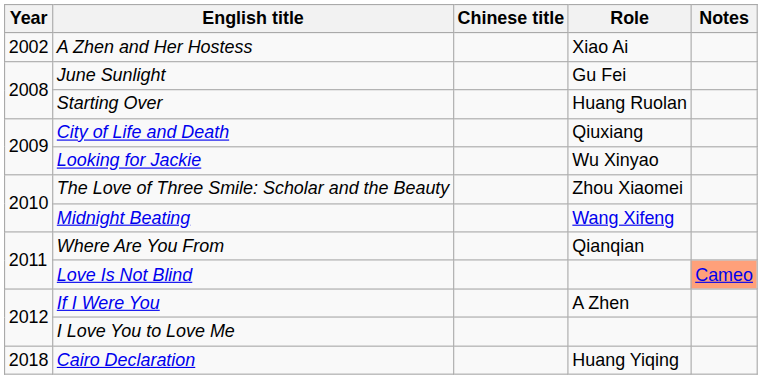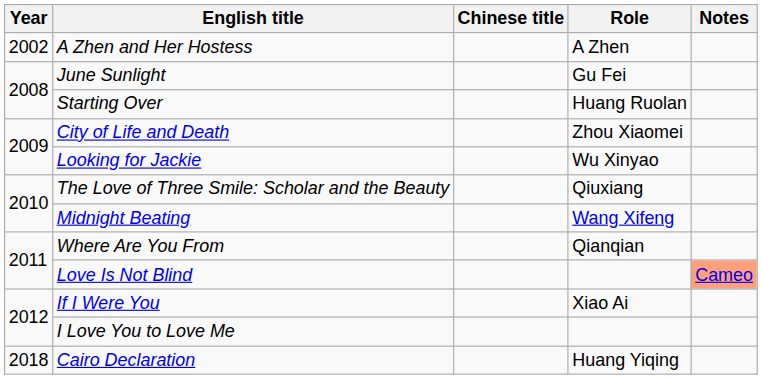(600, 47) Xiao Ai -> (601, 47) A Zhen
(608, 132) Qiuxiang -> (628, 132) Zhou Xiaomei
(628, 189) Zhou Xiaomei -> (608, 189) Qiuxiang
(601, 302) A Zhen -> (600, 302) Xiao Ai
